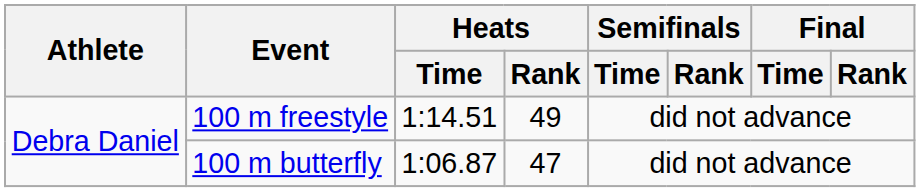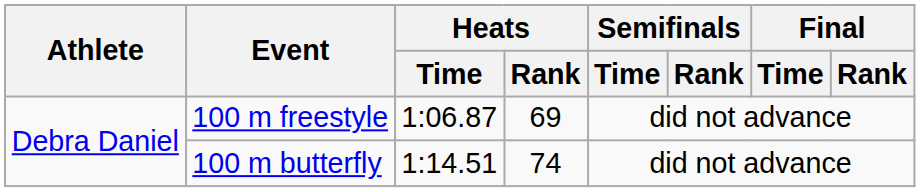(449, 119) 1:14.51 -> (449, 119) 1:06.87
(546, 119) 49 -> (546, 119) 69
(449, 164) 1:06.87 -> (449, 164) 1:14.51
(546, 164) 47 -> (546, 164) 74
